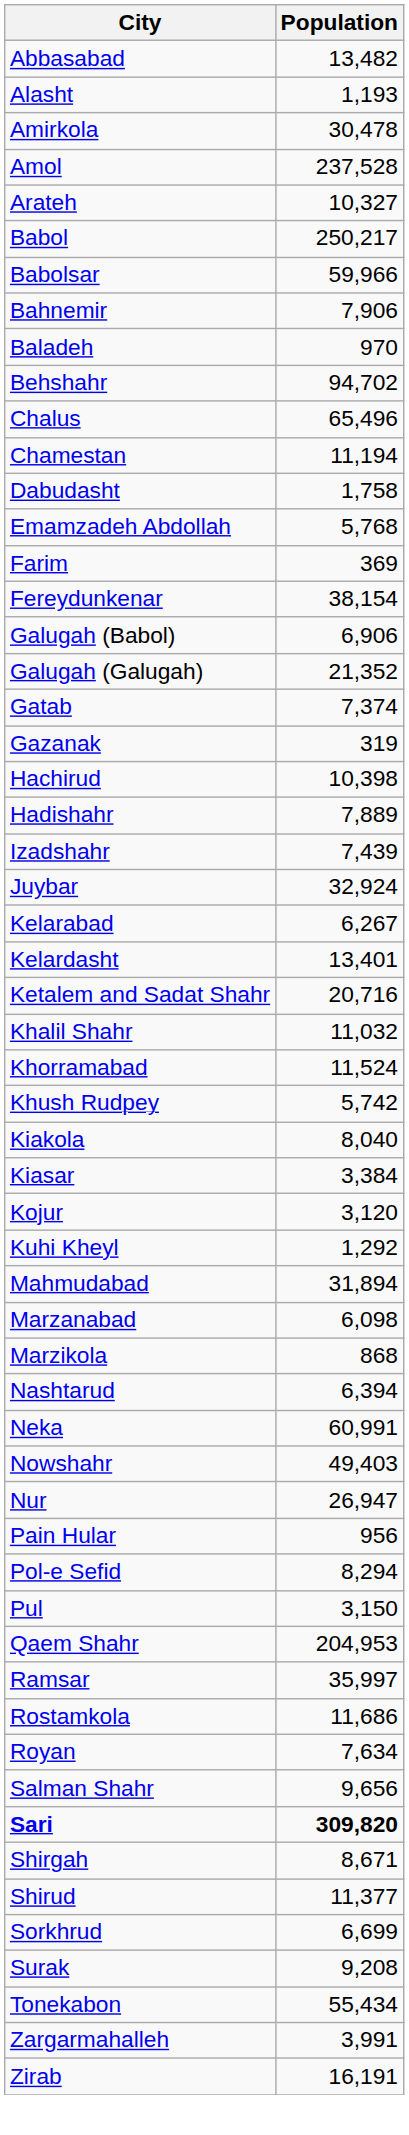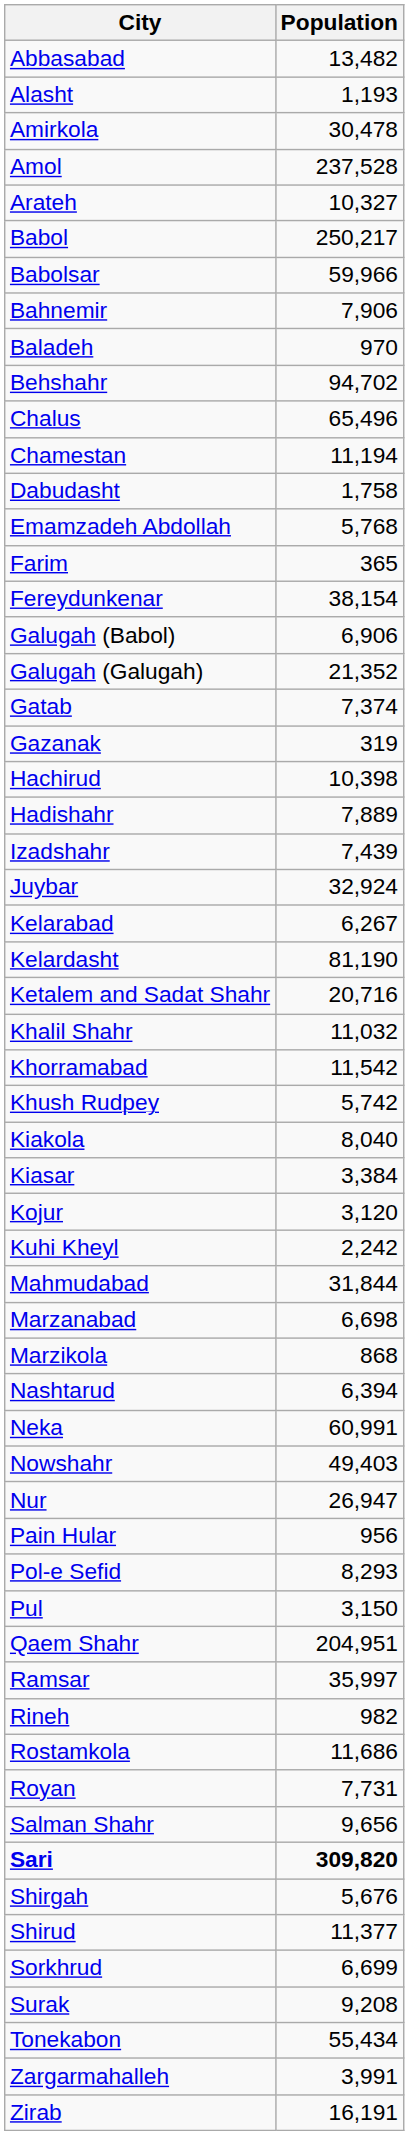(379, 563) 369 -> (379, 563) 365
(363, 959) 13,401 -> (363, 959) 81,190
(364, 1067) 11,524 -> (364, 1067) 11,542
(370, 1247) 1,292 -> (370, 1247) 2,242
(363, 1283) 31,894 -> (363, 1283) 31,844
(370, 1319) 6,098 -> (370, 1319) 6,698
(370, 1571) 8,294 -> (370, 1571) 8,293
(357, 1643) 204,953 -> (357, 1643) 204,951
+ row: (40, 1716)
(370, 1752) 7,634 -> (370, 1788) 7,731
(370, 1860) 8,671 -> (370, 1896) 5,676
